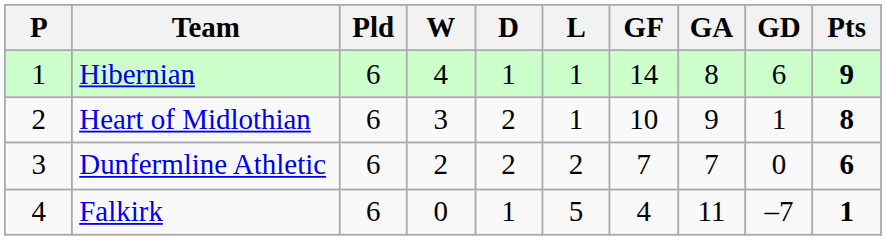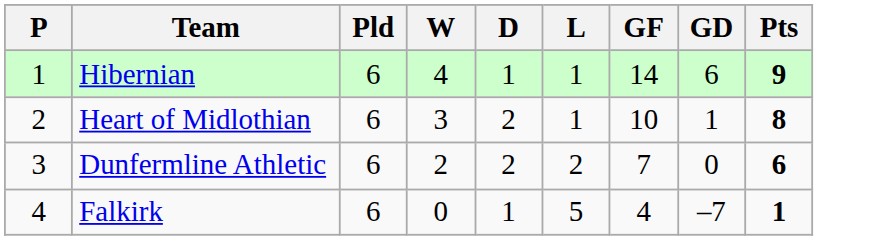- column: (711, 27)
